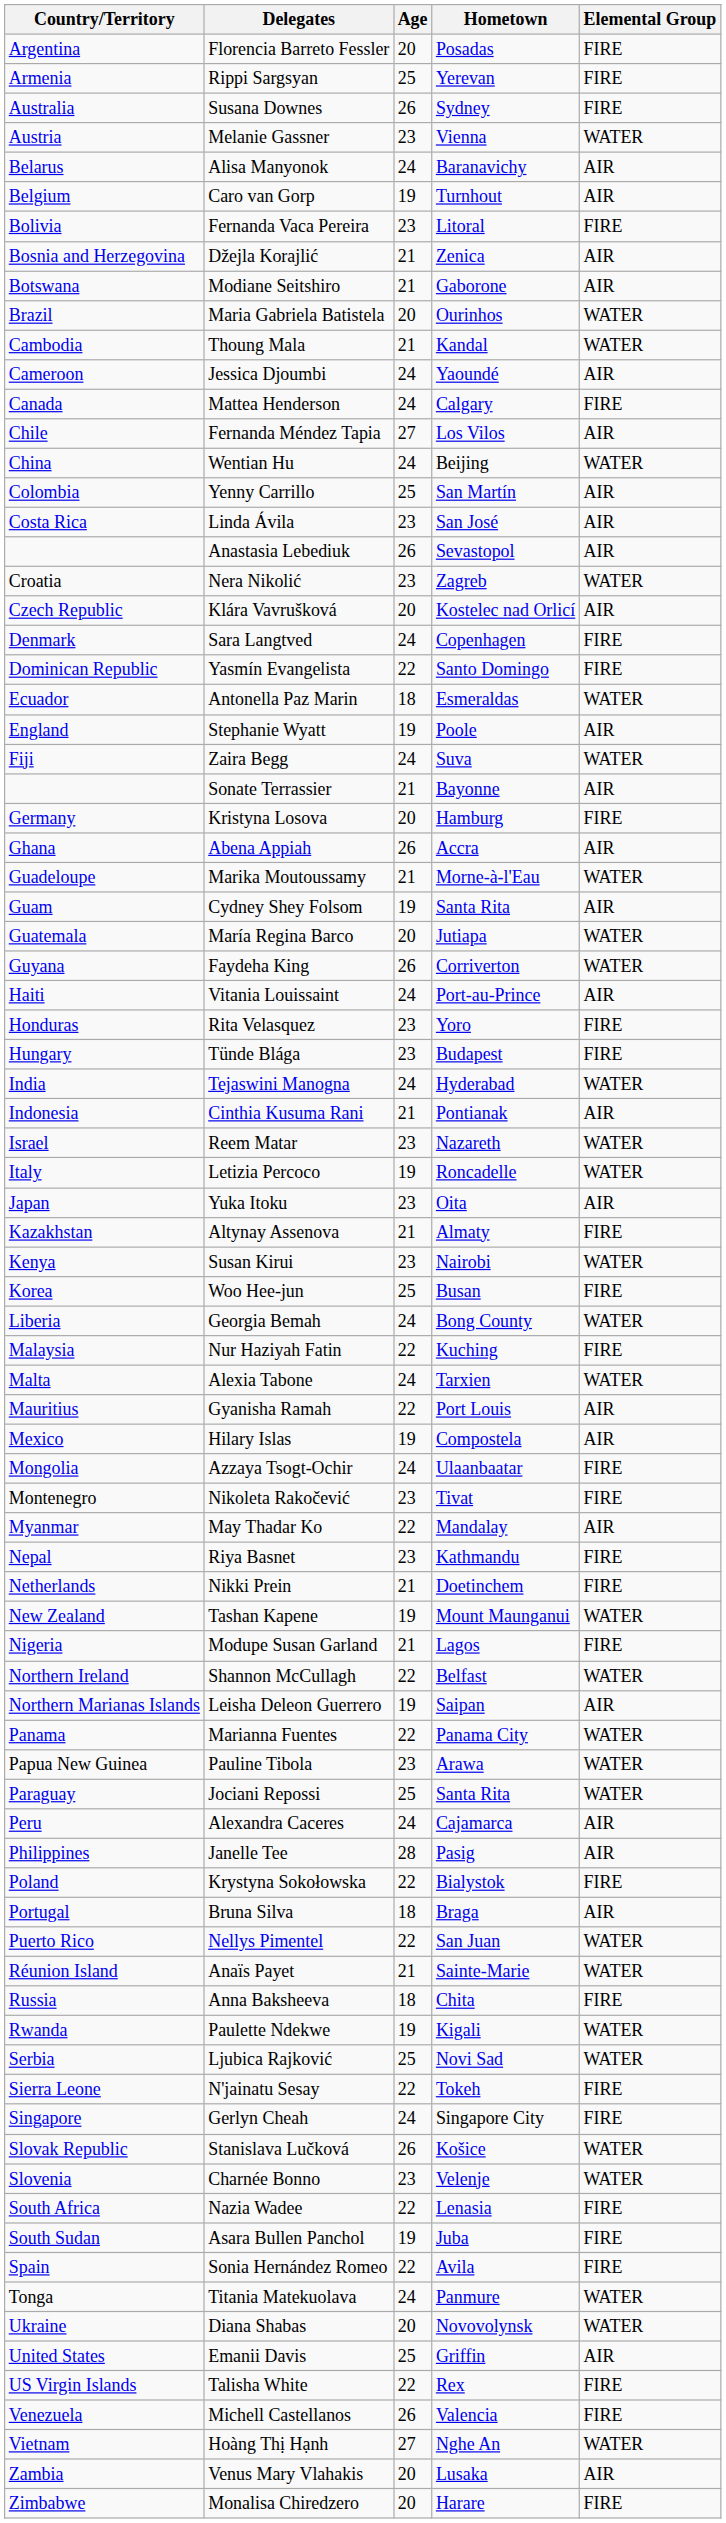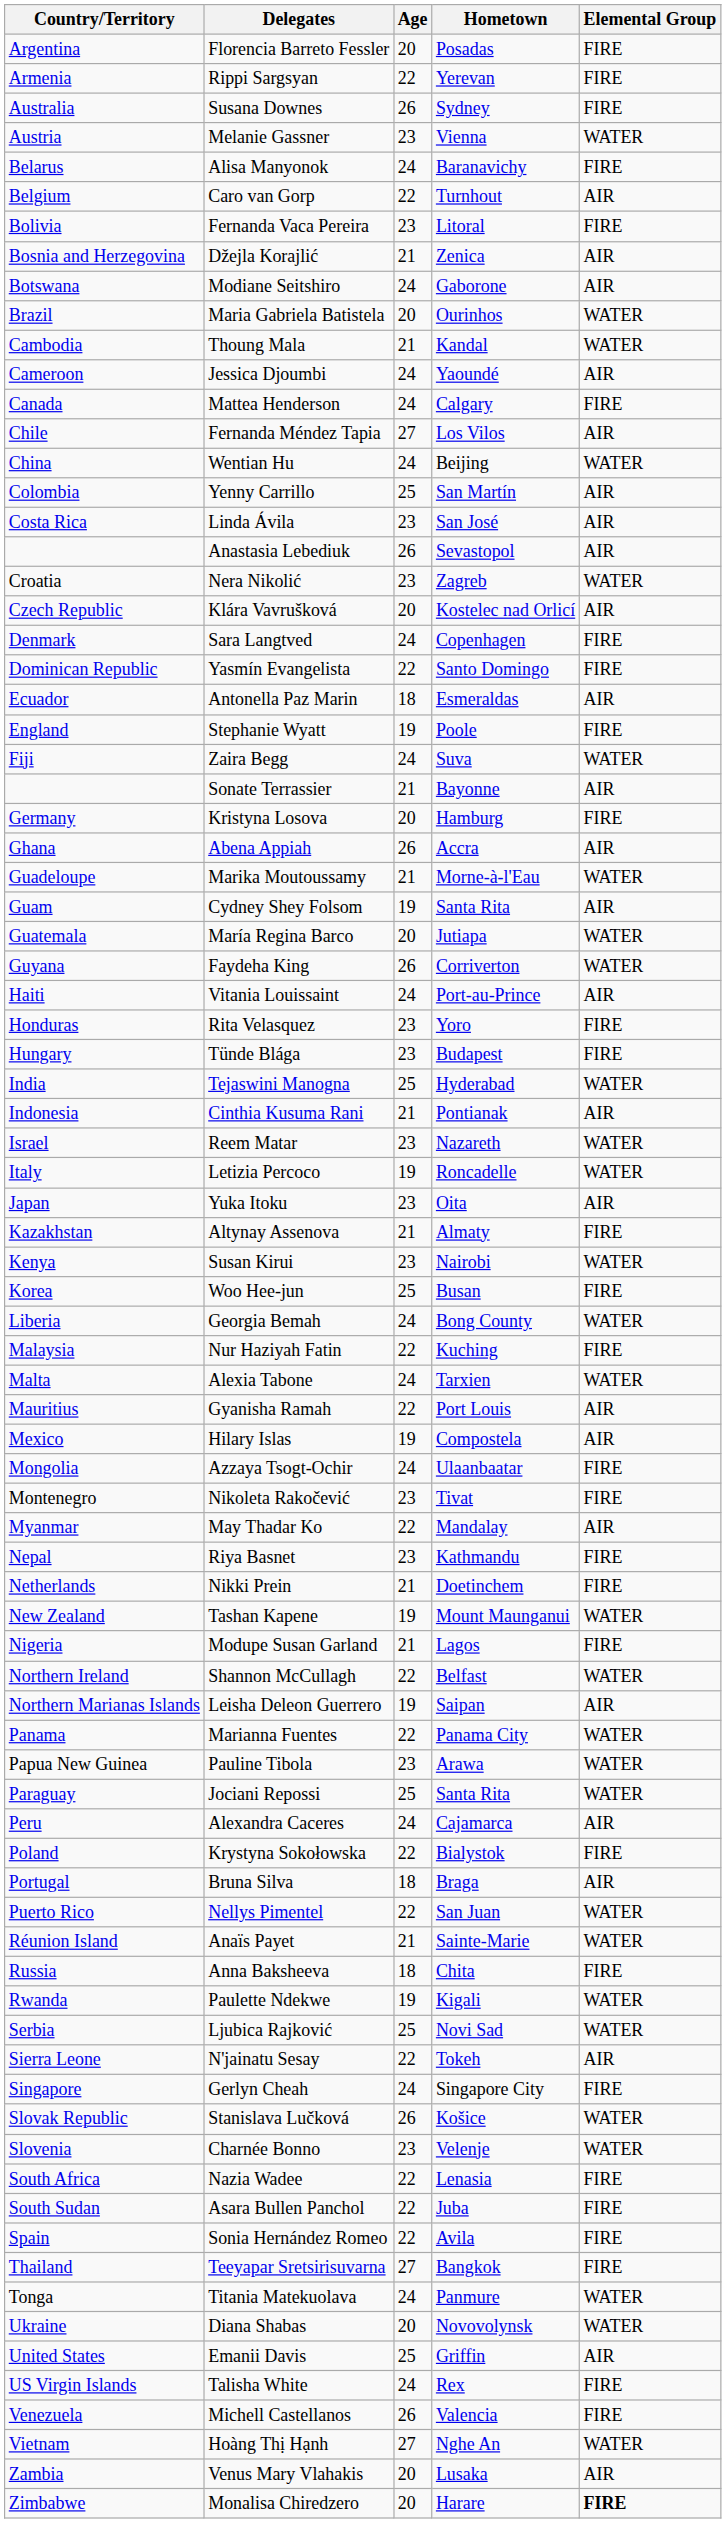(407, 78) 25 -> (407, 78) 22
(599, 167) AIR -> (603, 167) FIRE
(407, 196) 19 -> (407, 196) 22
(407, 285) 21 -> (407, 285) 24
(613, 699) WATER -> (599, 699) AIR
(599, 729) AIR -> (603, 729) FIRE
(407, 1084) 24 -> (407, 1084) 25
- row: (248, 1853)
(603, 2089) FIRE -> (599, 2060) AIR
(407, 2237) 19 -> (407, 2207) 22
+ row: (297, 2267)
(407, 2385) 22 -> (407, 2385) 24
(603, 2503) normal -> (605, 2503) bold
